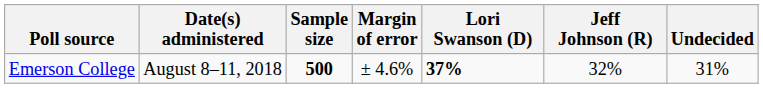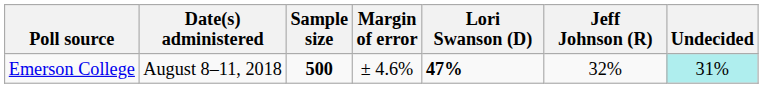(444, 68) 37% -> (444, 68) 47%
(712, 68) no background -> (712, 68) paleturquoise background
